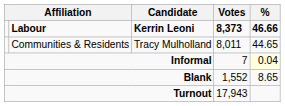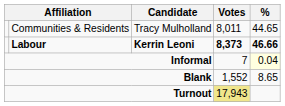rows swapped: (29, 28) <-> (70, 45)
(232, 93) no background -> (232, 93) khaki background
